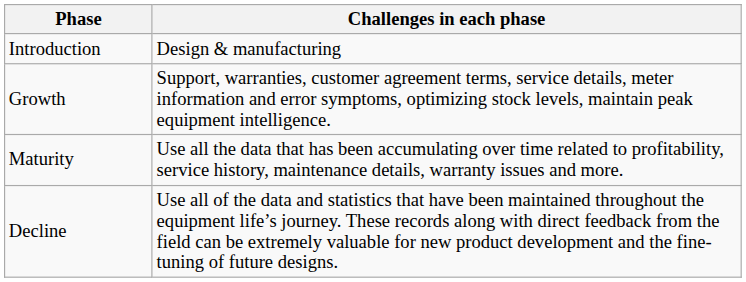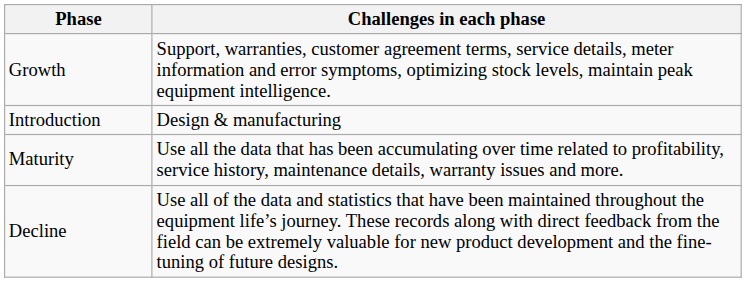rows swapped: (55, 48) <-> (37, 98)
